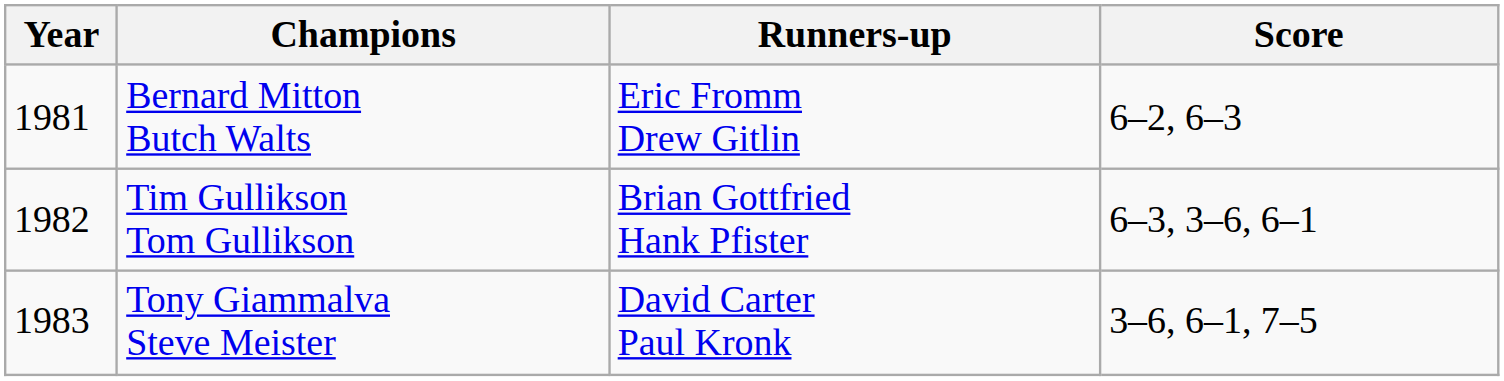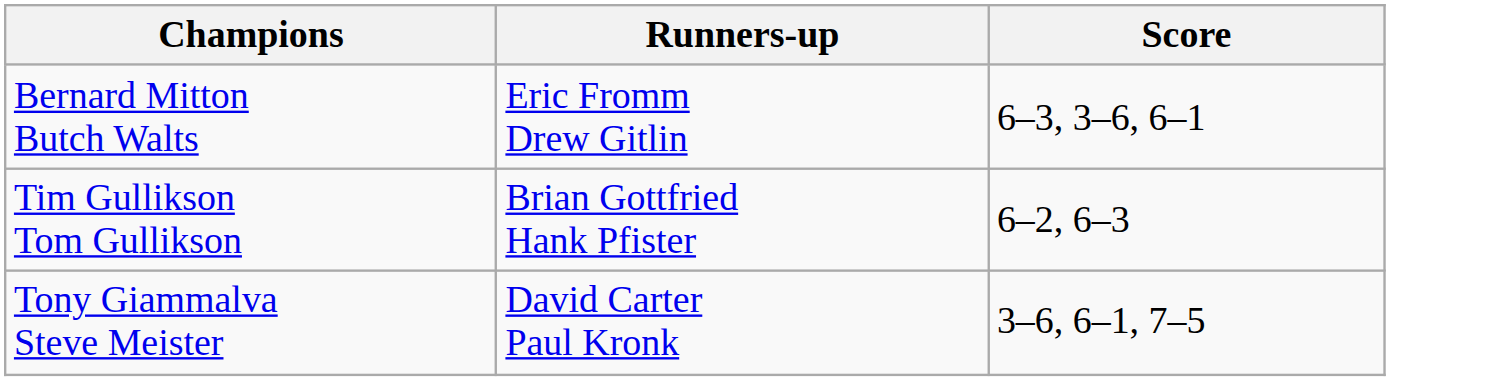- column: (61, 34)
(1176, 116) 6–2, 6–3 -> (1101, 116) 6–3, 3–6, 6–1
(1213, 218) 6–3, 3–6, 6–1 -> (1063, 218) 6–2, 6–3
